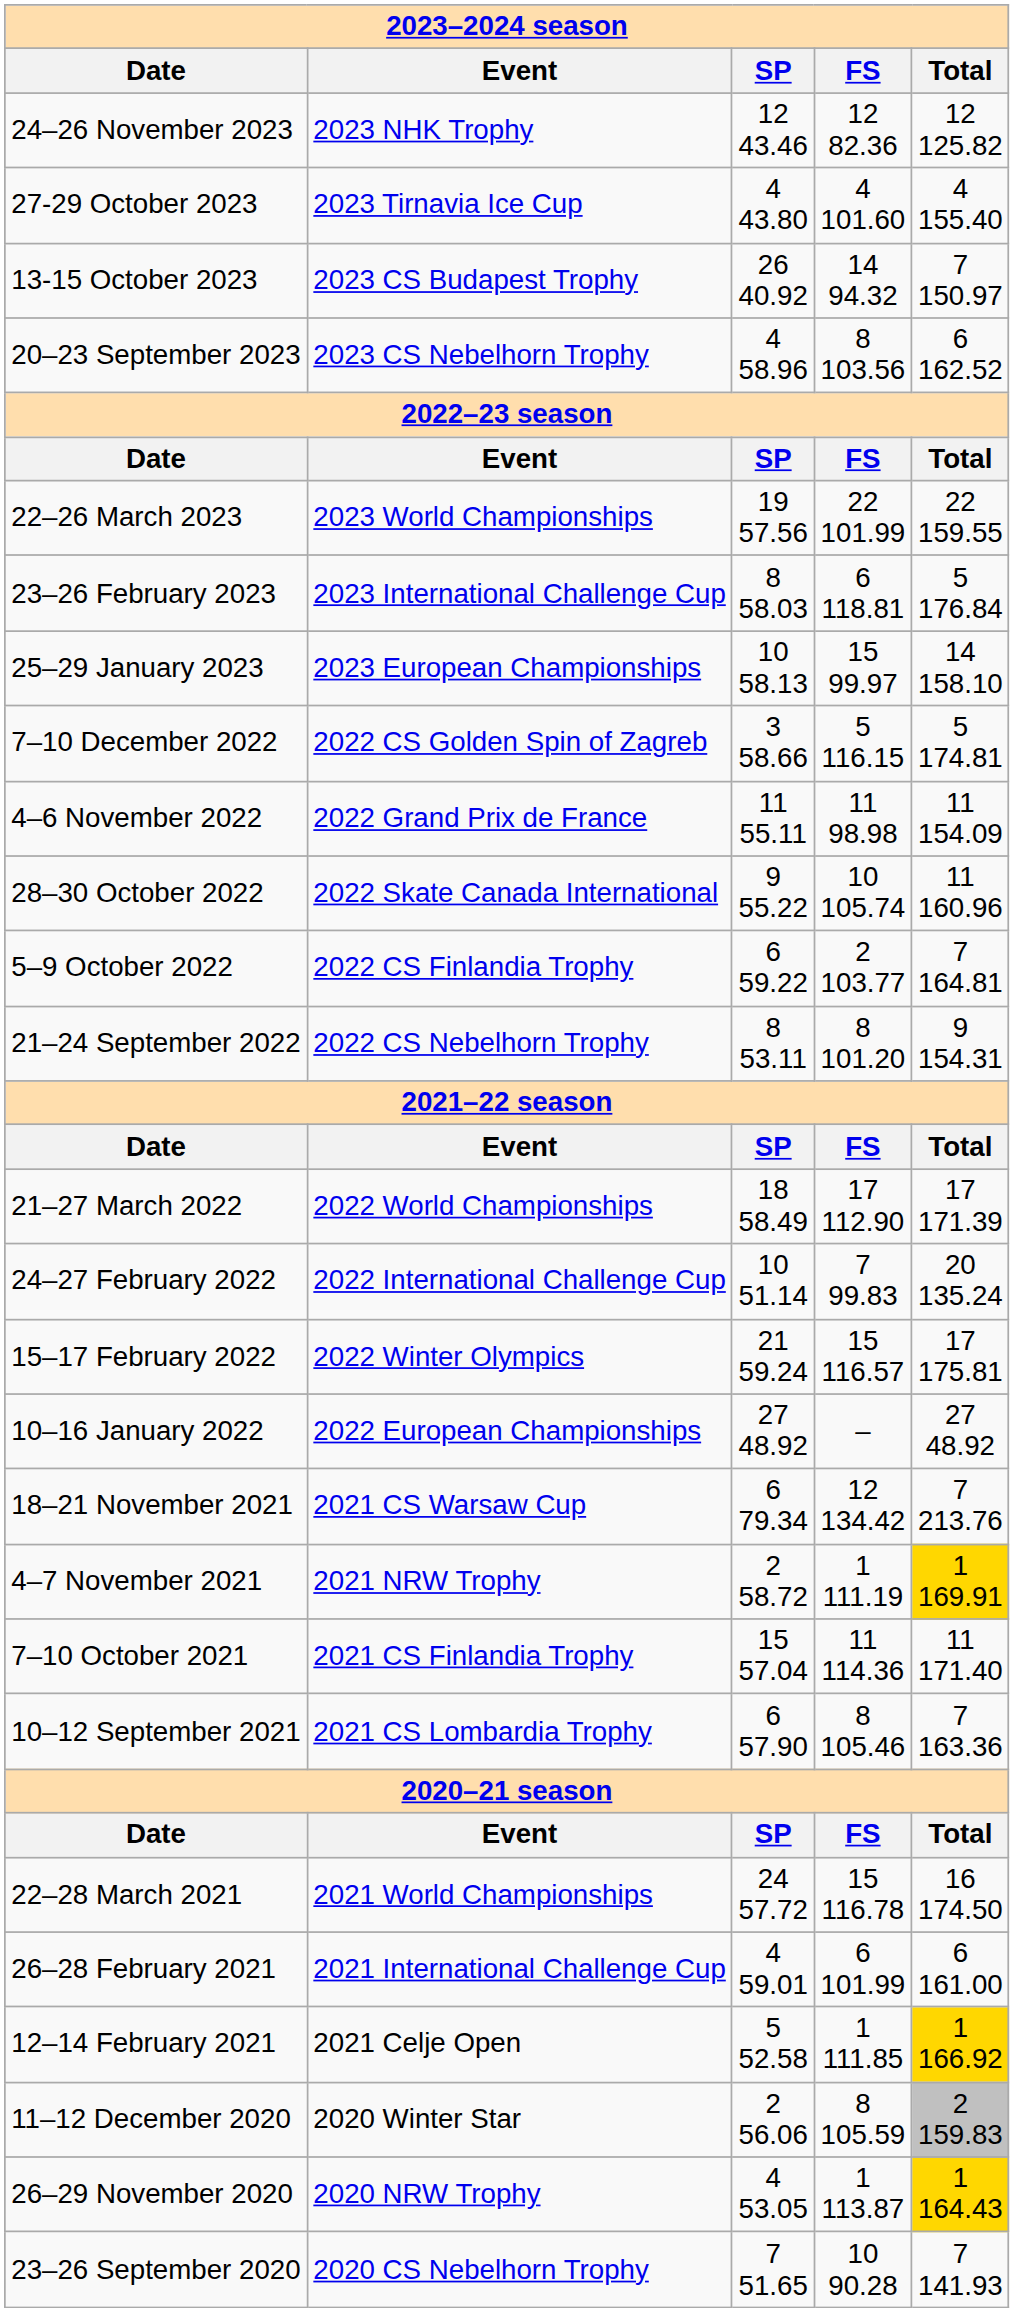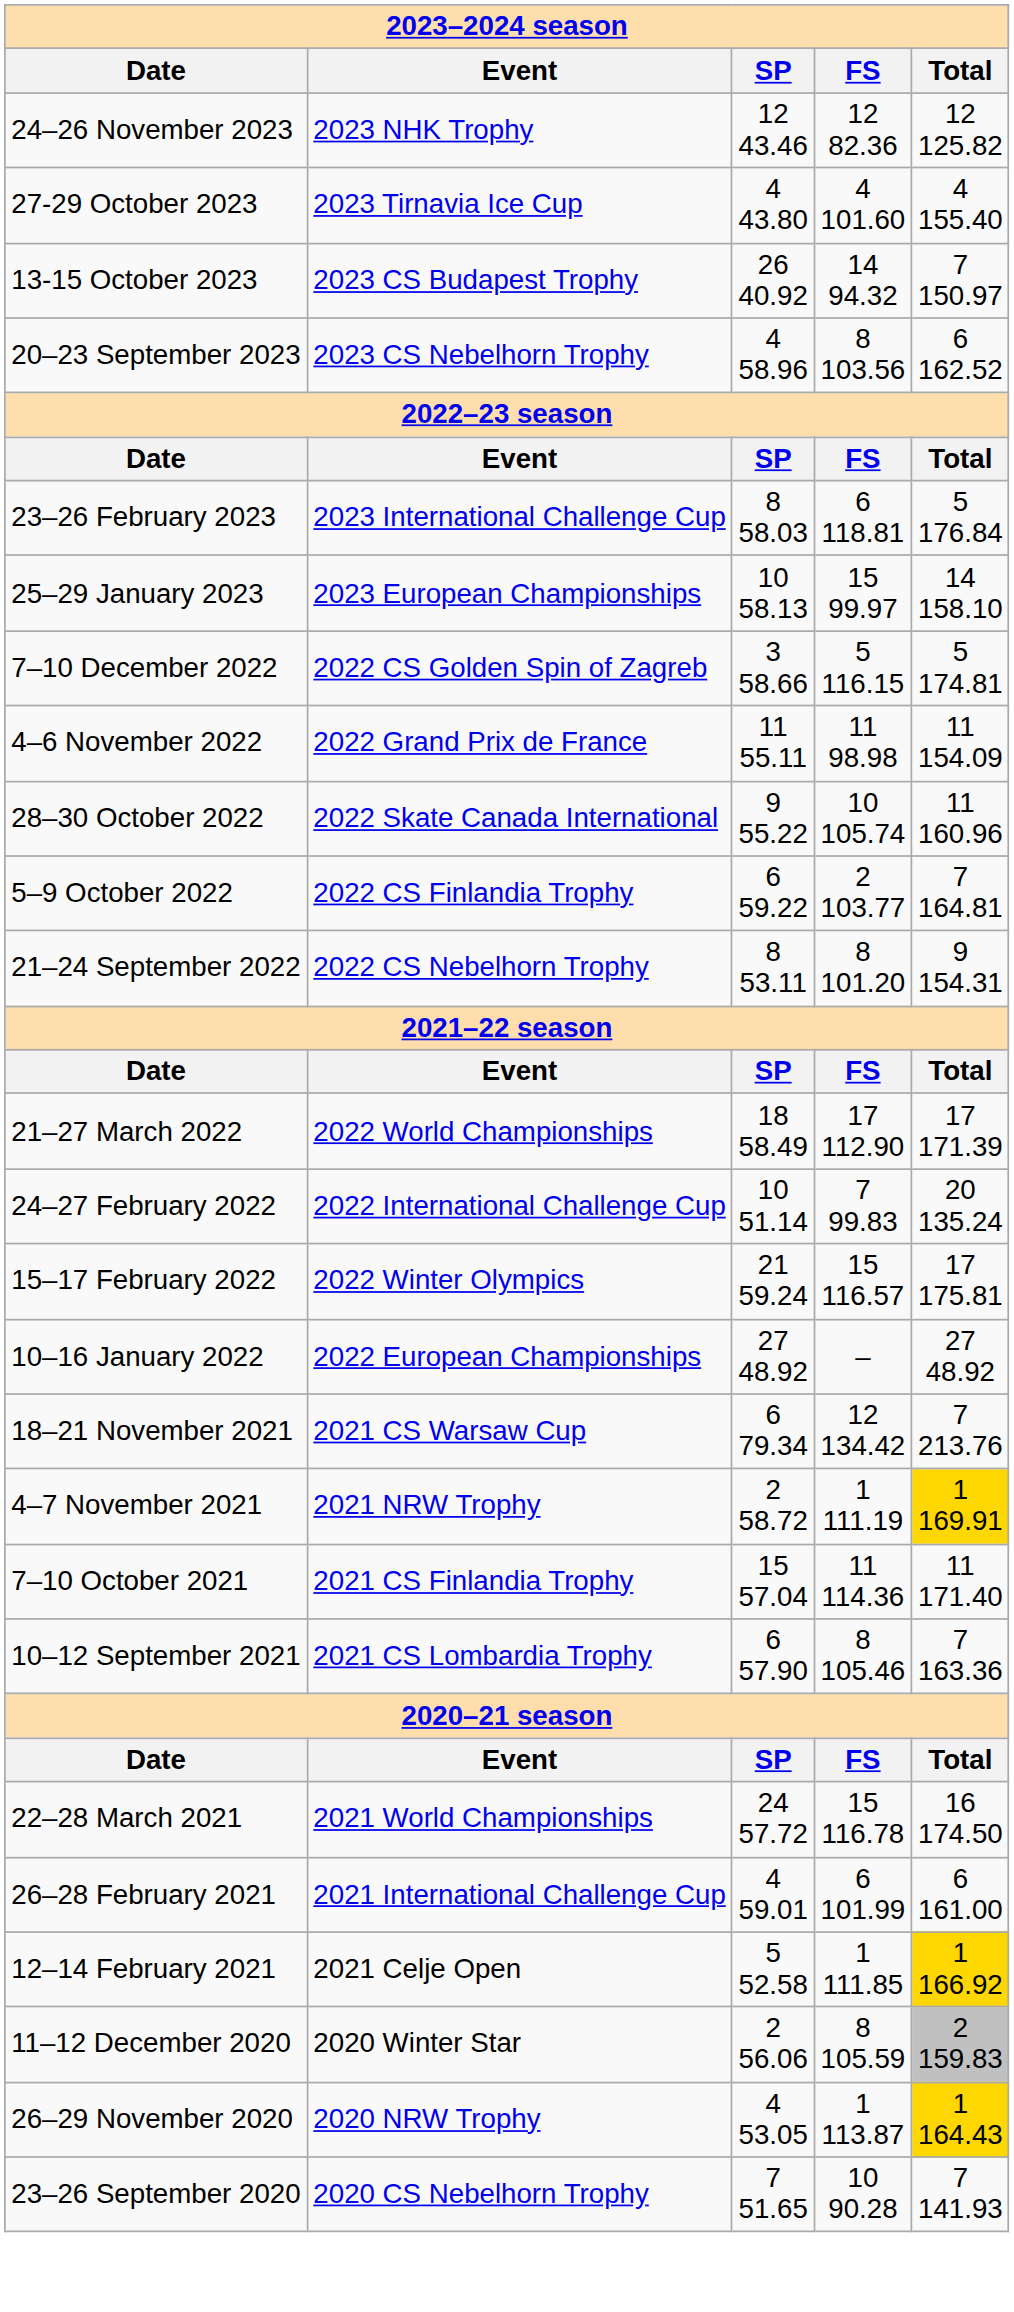- row: (127, 517)
